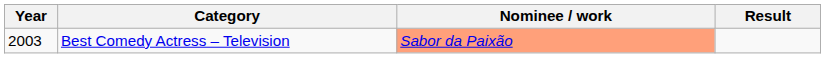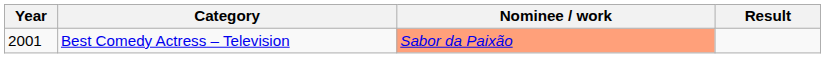(25, 40) 2003 -> (25, 40) 2001
